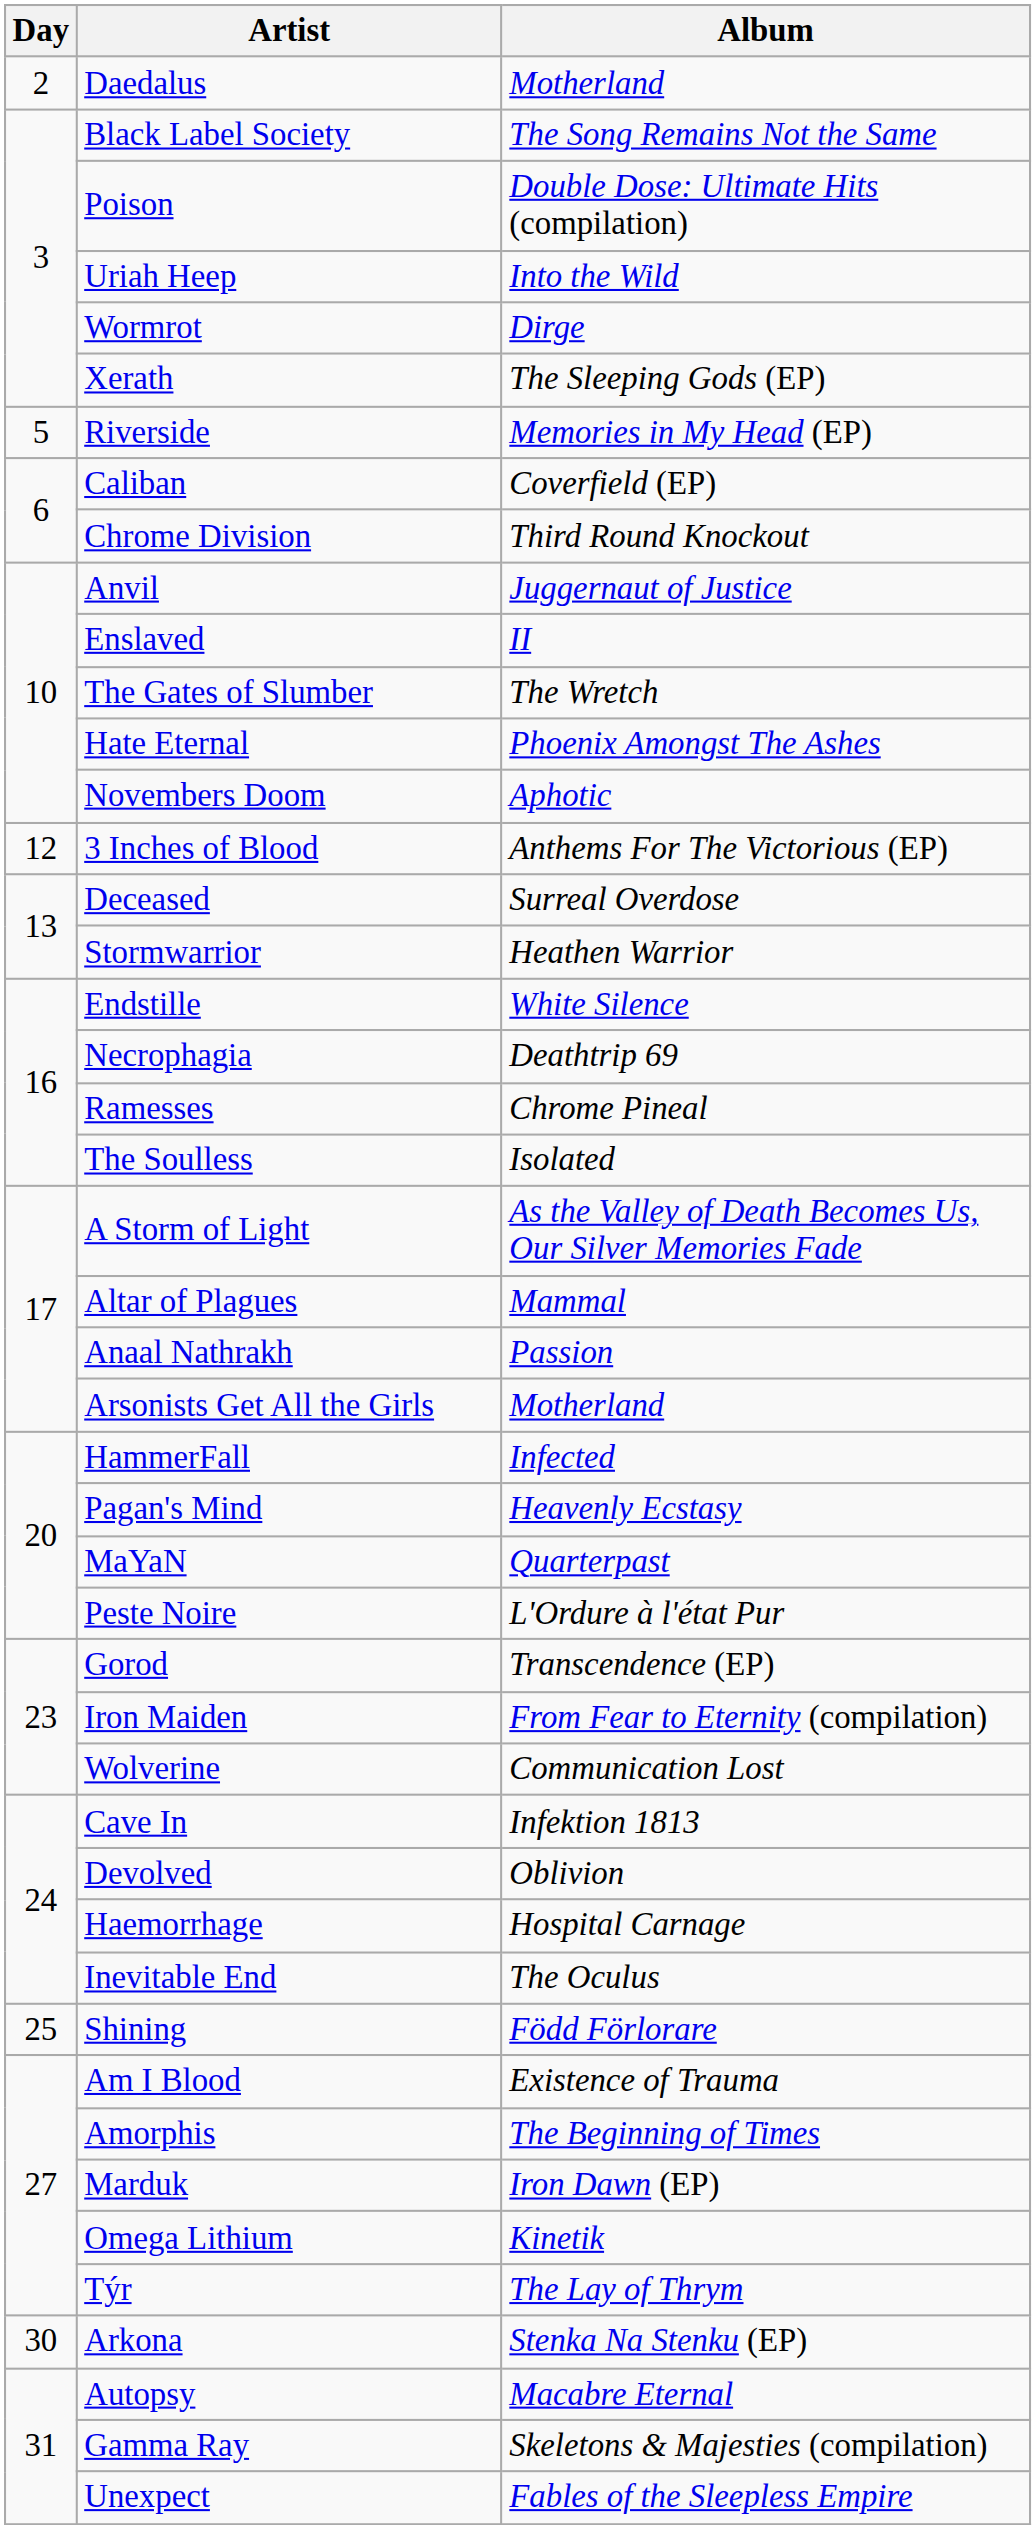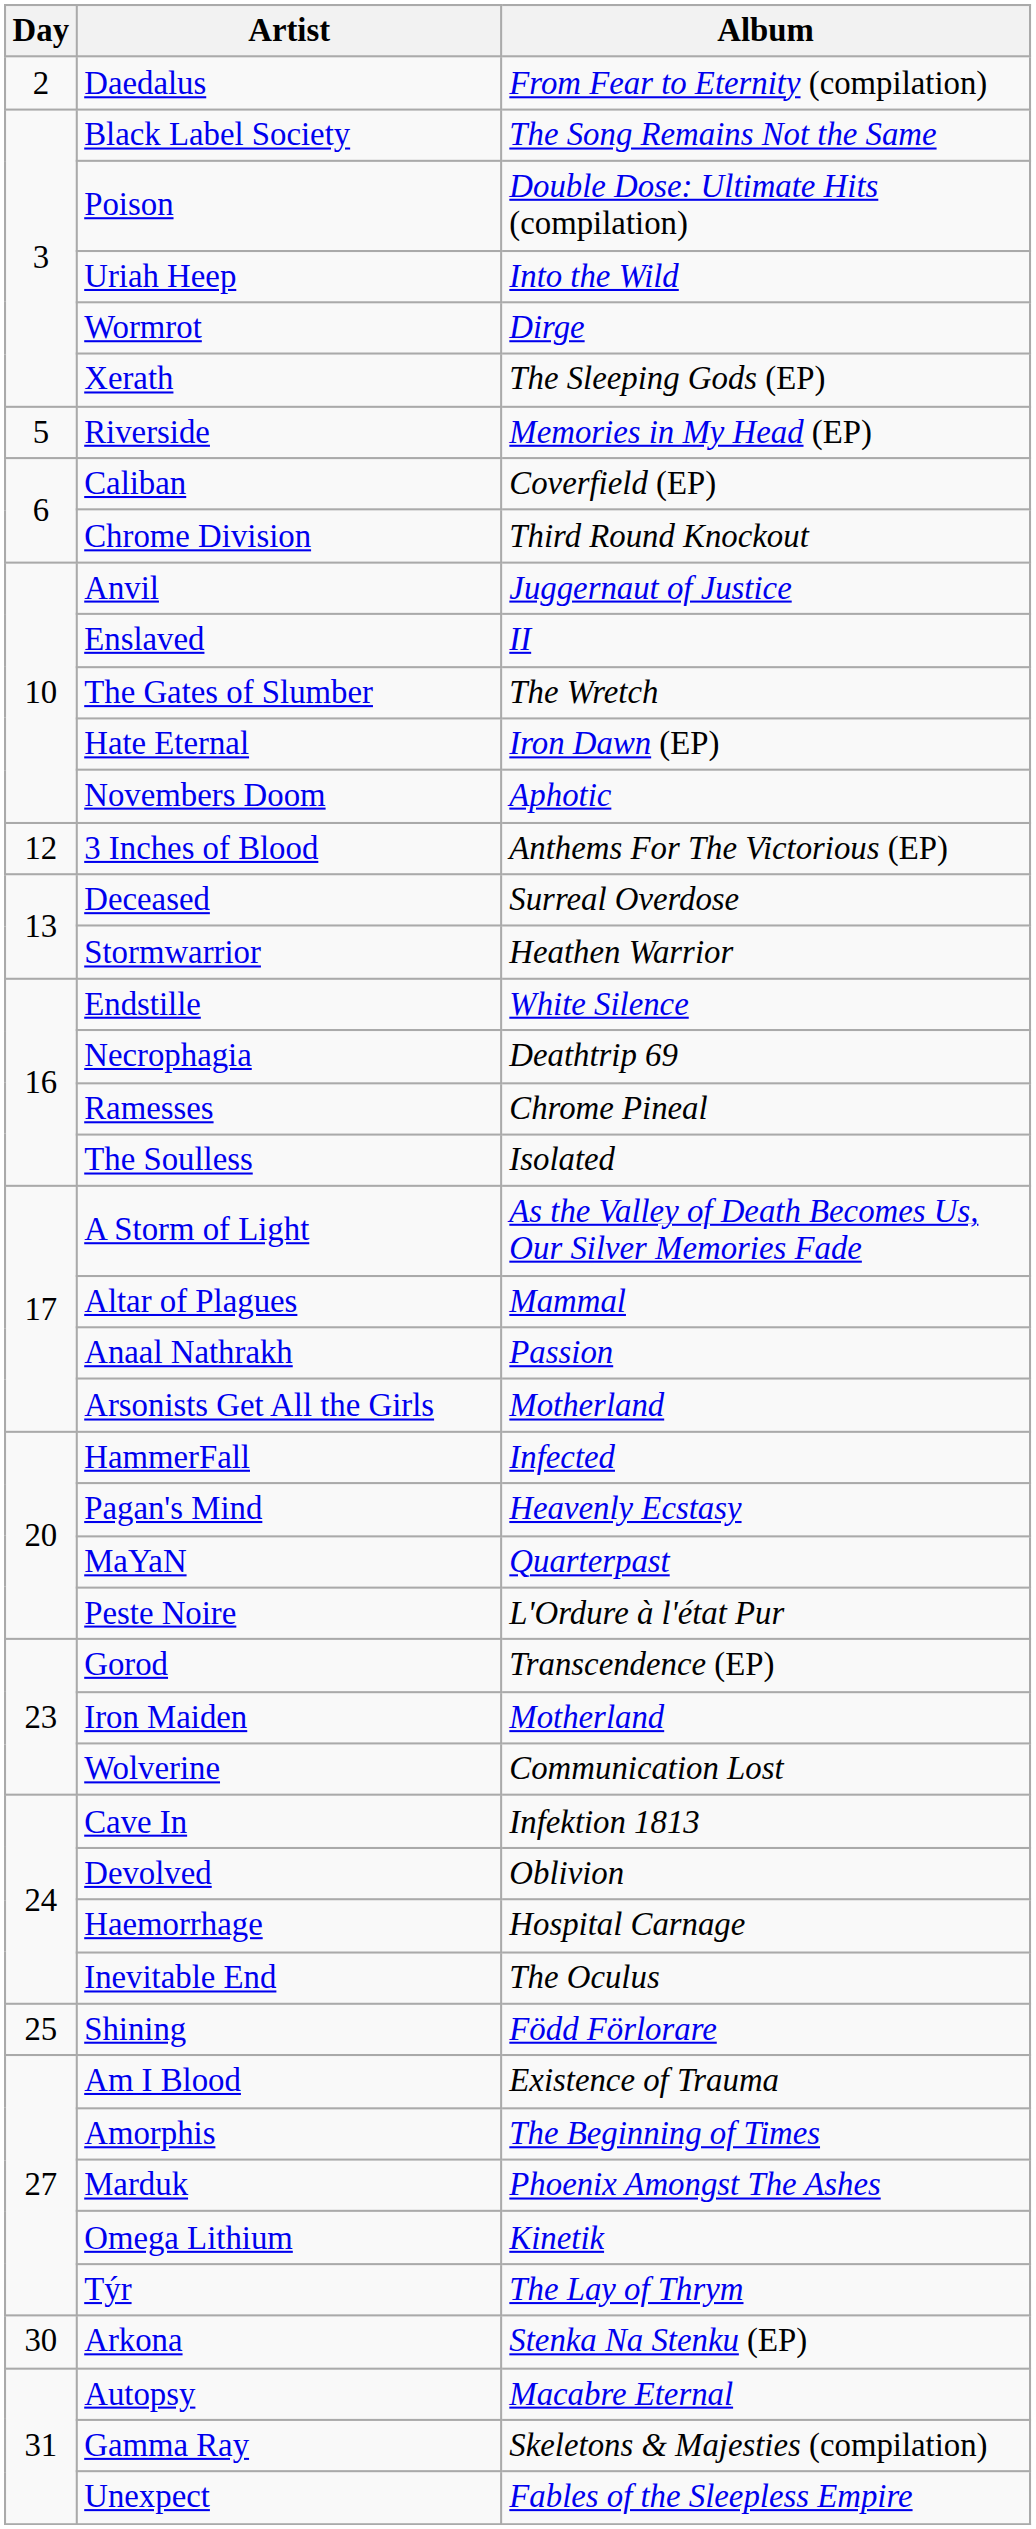(587, 82) Motherland -> (748, 82) From Fear to Eternity (compilation)
(695, 743) Phoenix Amongst The Ashes -> (614, 743) Iron Dawn (EP)
(748, 1716) From Fear to Eternity (compilation) -> (587, 1716) Motherland
(614, 2185) Iron Dawn (EP) -> (695, 2185) Phoenix Amongst The Ashes
